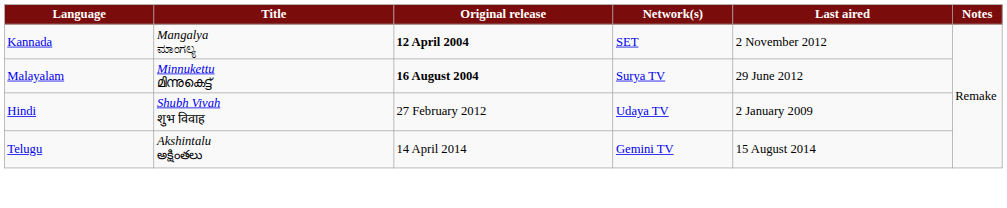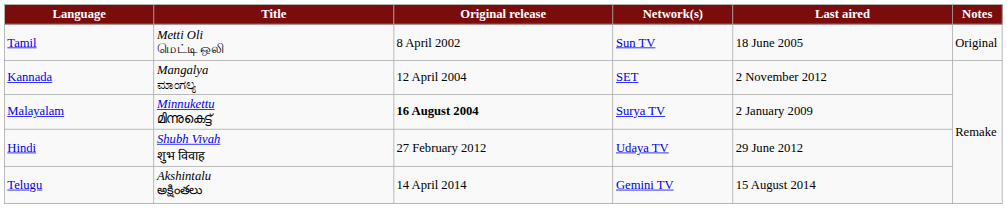+ row: (22, 42)
(433, 41) bold -> (432, 77) normal
(769, 75) 29 June 2012 -> (774, 111) 2 January 2009
(774, 111) 2 January 2009 -> (769, 147) 29 June 2012
